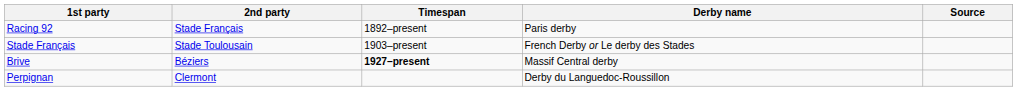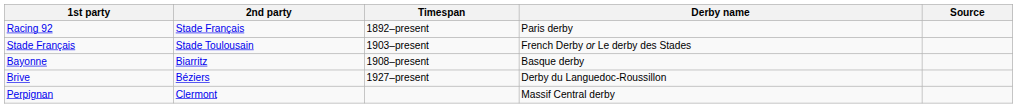+ row: (27, 61)
(397, 61) bold -> (398, 78) normal
(571, 61) Massif Central derby -> (594, 78) Derby du Languedoc-Roussillon
(597, 78) Derby du Languedoc-Roussillon -> (568, 94) Massif Central derby
